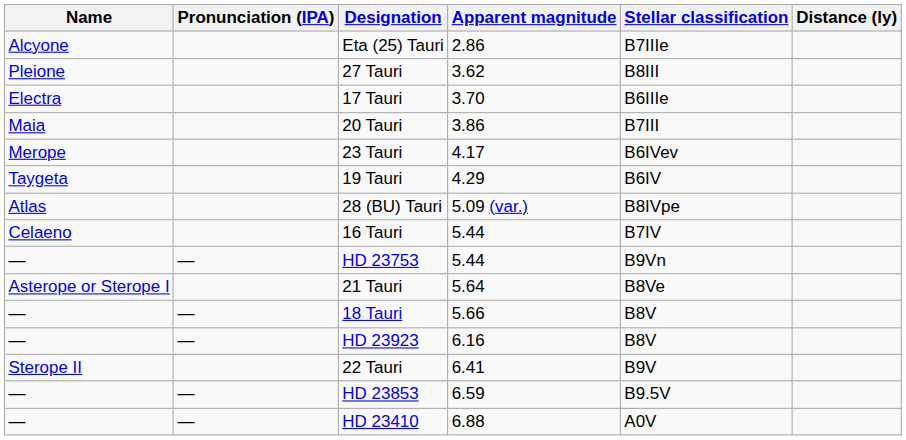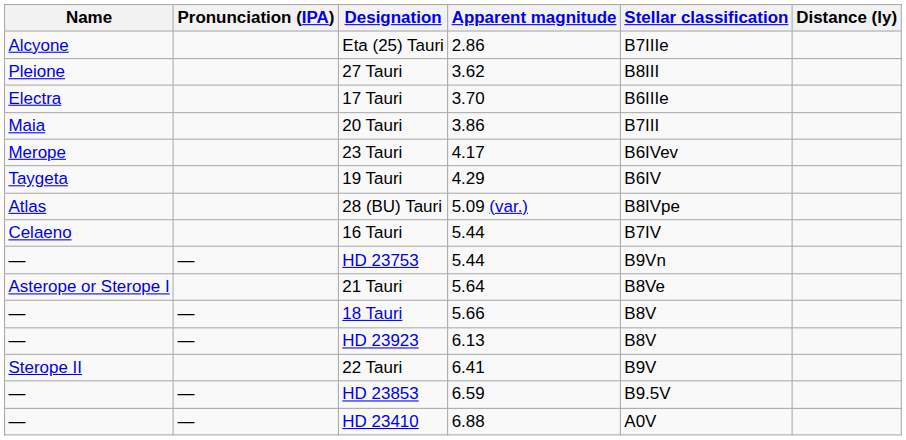(468, 340) 6.16 -> (468, 340) 6.13
